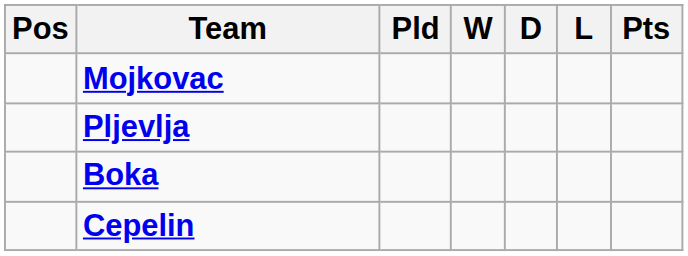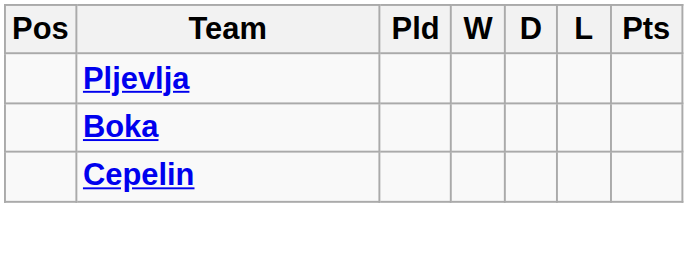- row: (153, 77)
